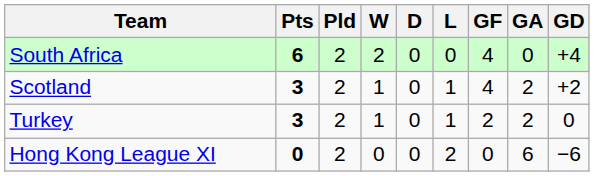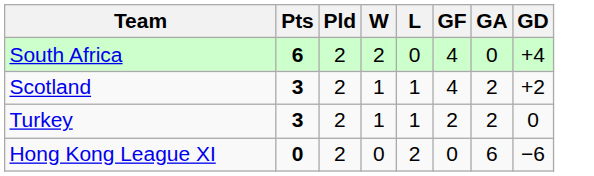- column: (415, 21)
